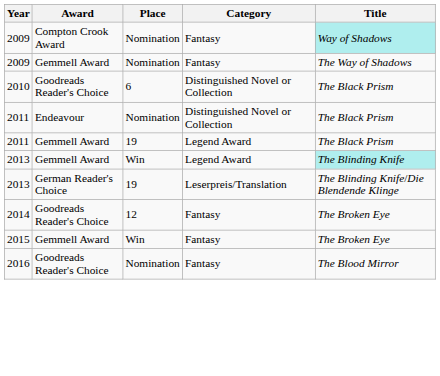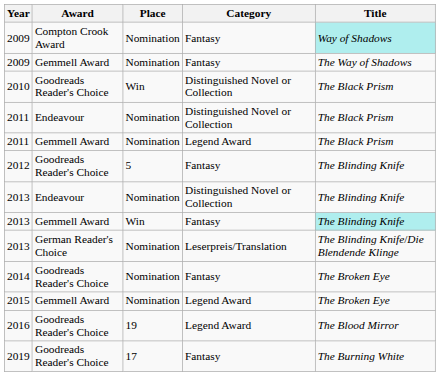(128, 86) 6 -> (135, 86) Win
(131, 141) 19 -> (153, 141) Nomination
+ row: (18, 166)
+ row: (18, 197)
(218, 159) Legend Award -> (203, 221) Fantasy
(131, 184) 19 -> (153, 245) Nomination
(131, 215) 12 -> (153, 276) Nomination
(135, 239) Win -> (153, 301) Nomination
(203, 239) Fantasy -> (218, 301) Legend Award
(153, 263) Nomination -> (131, 325) 19
(203, 263) Fantasy -> (218, 325) Legend Award
+ row: (18, 356)
